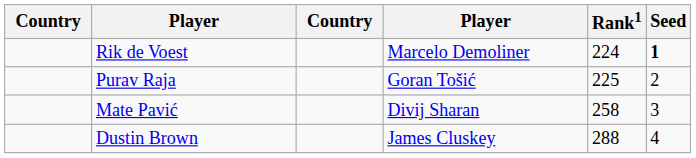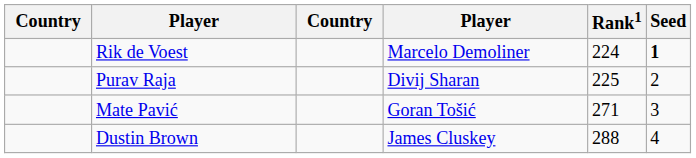(432, 81) Goran Tošić -> (433, 81) Divij Sharan
(433, 109) Divij Sharan -> (432, 109) Goran Tošić
(606, 109) 258 -> (606, 109) 271
